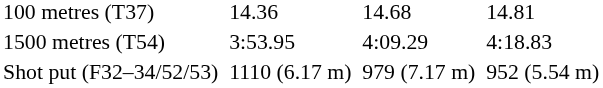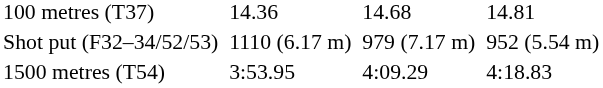rows swapped: (84, 42) <-> (111, 71)
